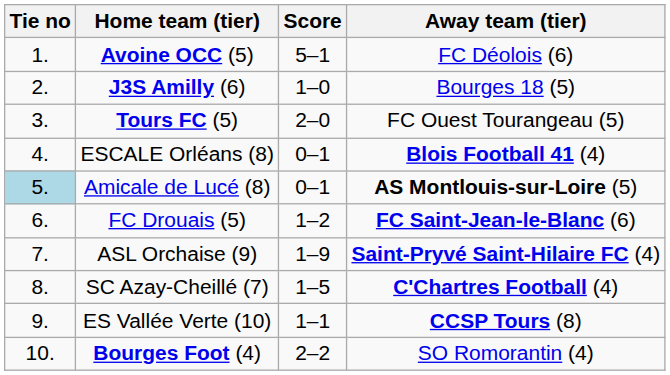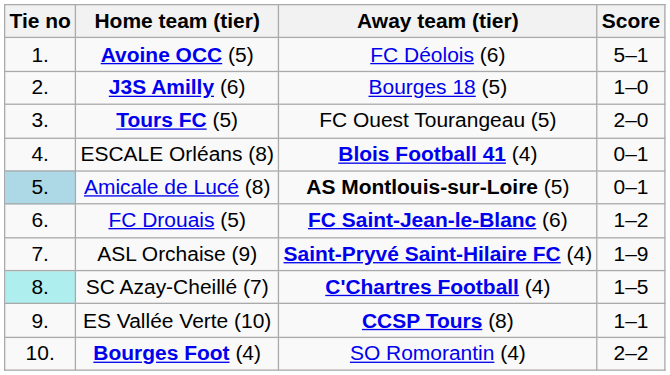columns swapped: (313, 21) <-> (506, 21)
(40, 287) no background -> (40, 287) paleturquoise background
